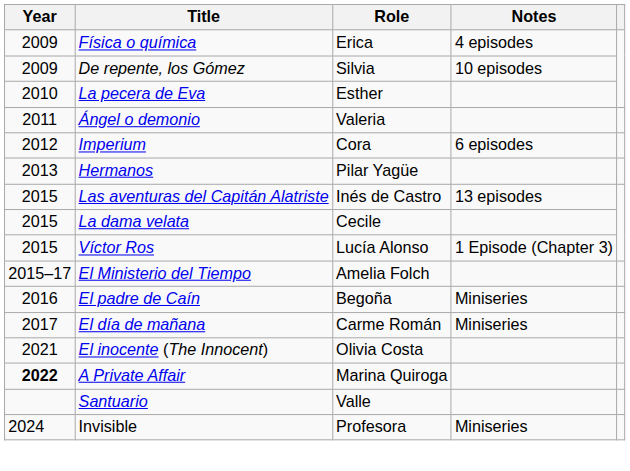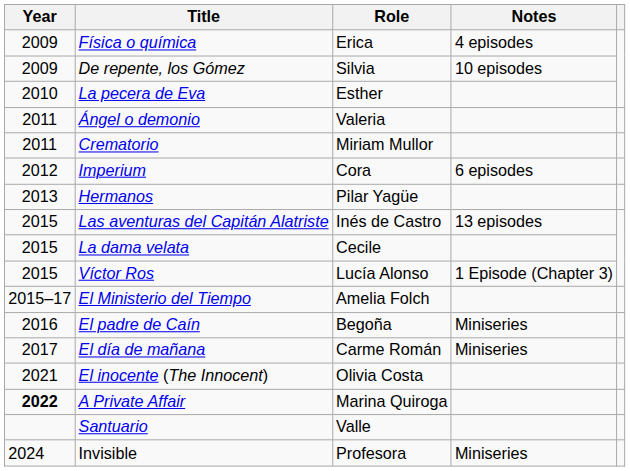+ row: (119, 145)
